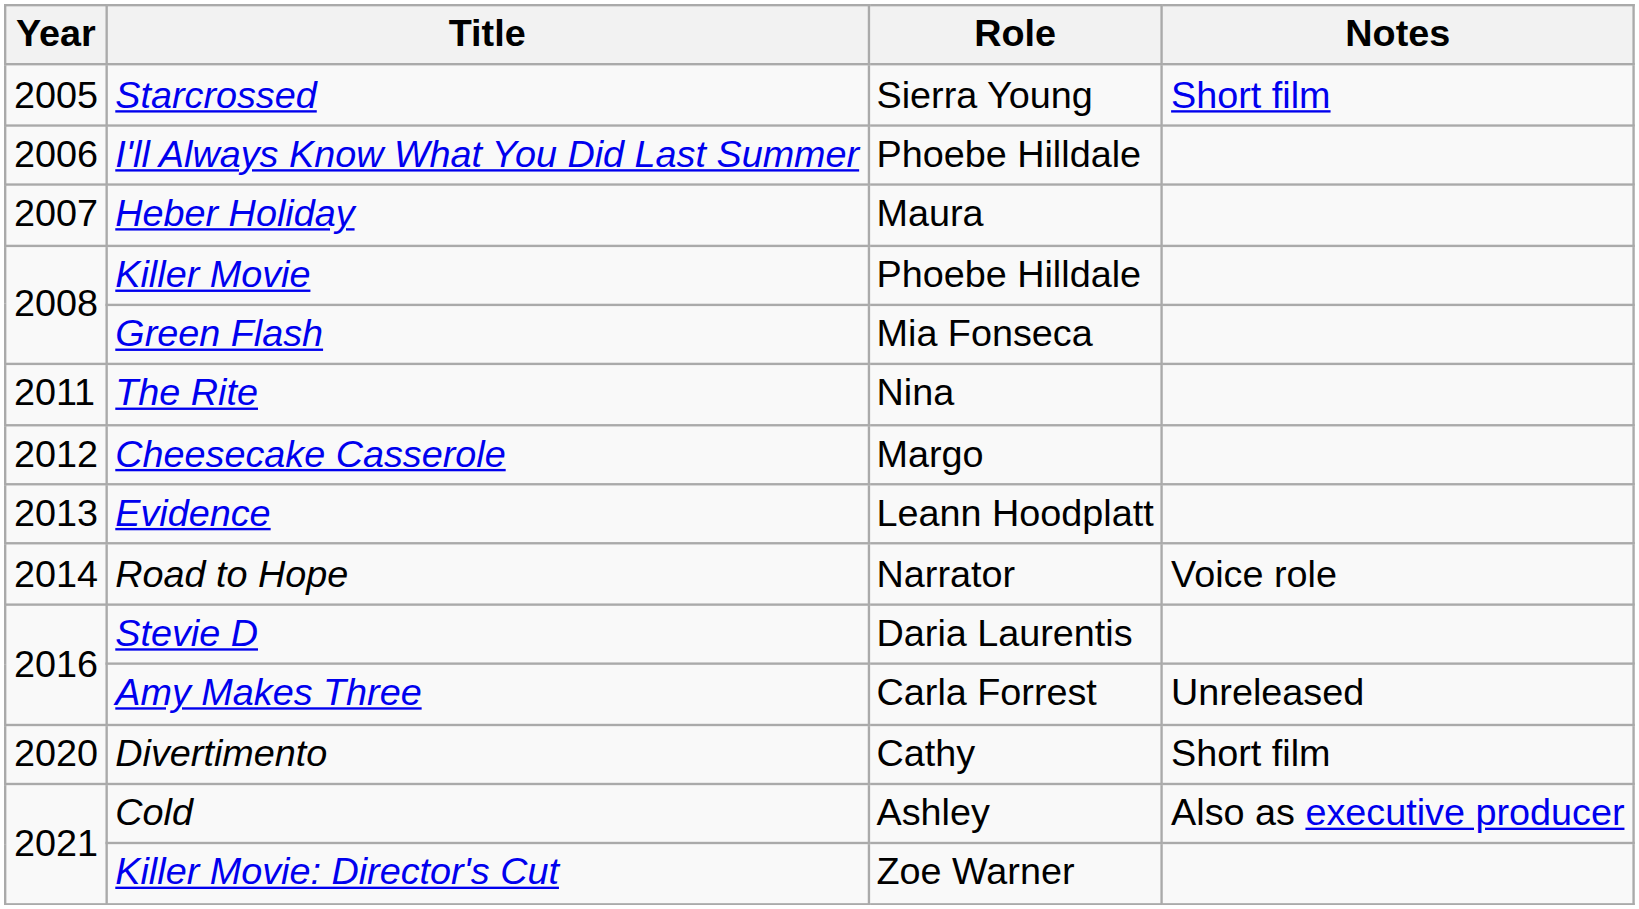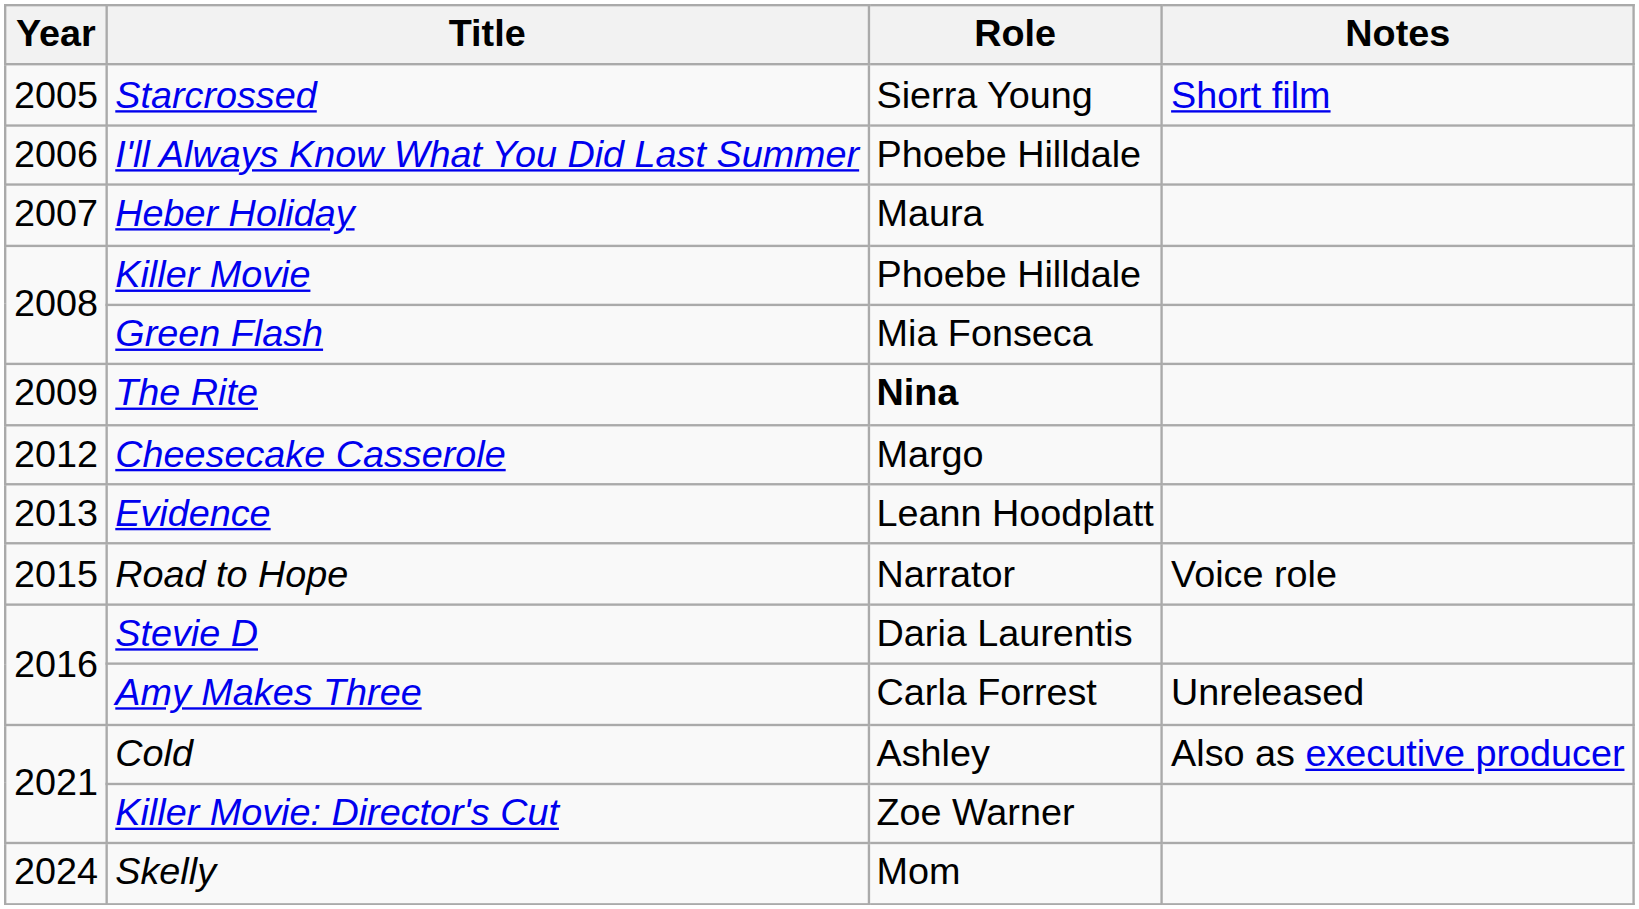(54, 393) 2011 -> (56, 393) 2009
(915, 393) normal -> (917, 393) bold
(56, 573) 2014 -> (56, 573) 2015
- row: (221, 753)
+ row: (166, 872)
